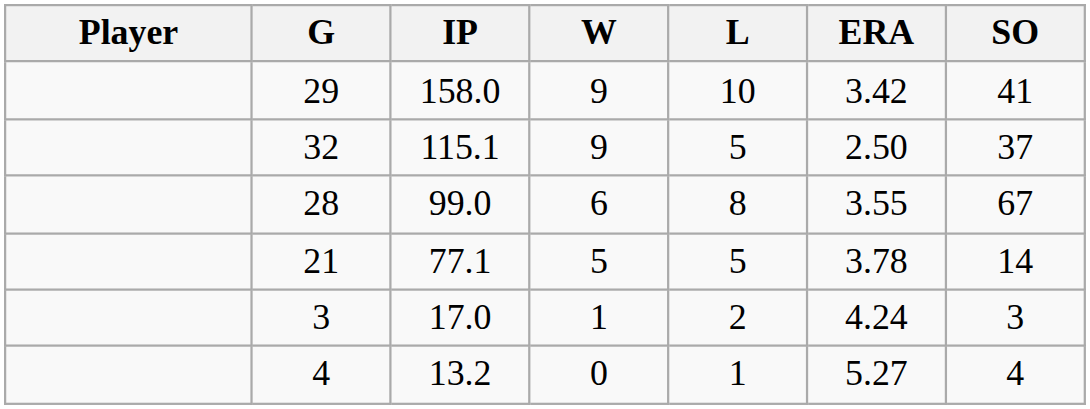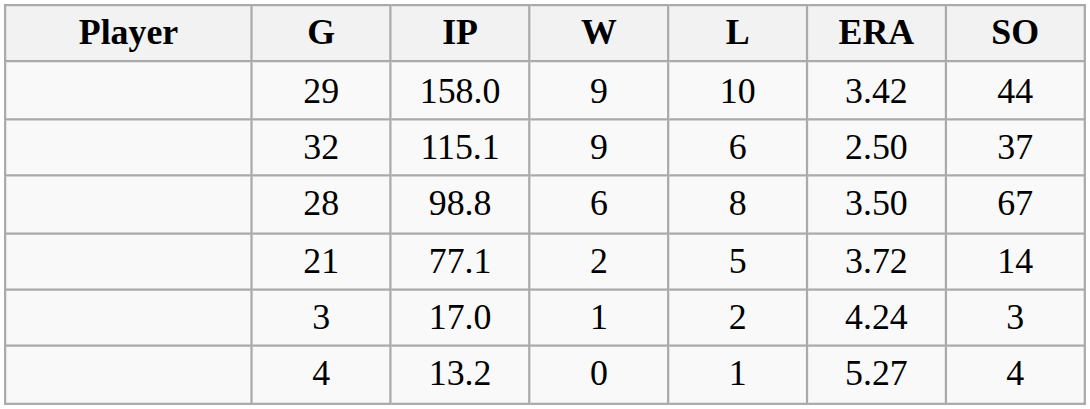(1015, 89) 41 -> (1015, 89) 44
(738, 146) 5 -> (738, 146) 6
(460, 203) 99.0 -> (460, 203) 98.8
(876, 203) 3.55 -> (876, 203) 3.50
(599, 260) 5 -> (599, 260) 2
(876, 260) 3.78 -> (876, 260) 3.72
